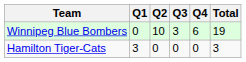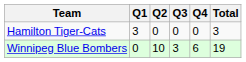rows swapped: (56, 48) <-> (67, 31)
